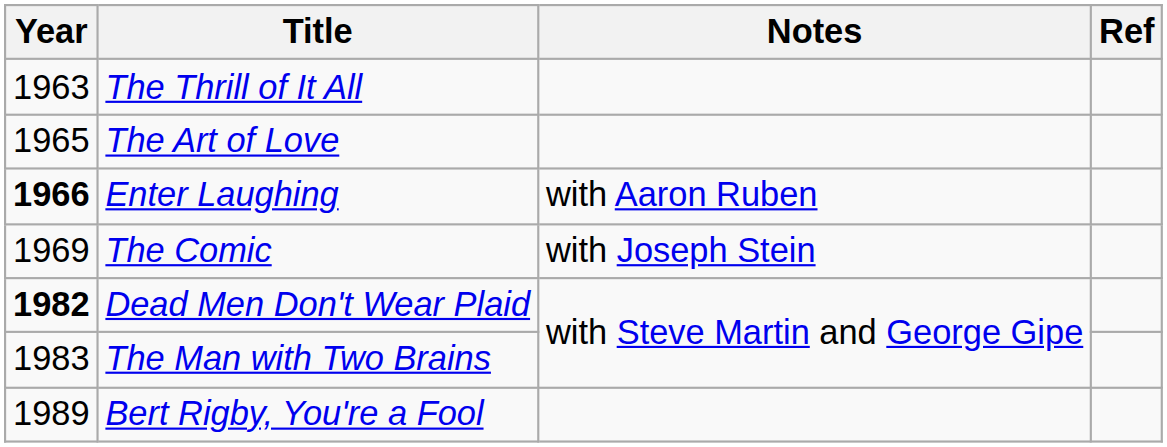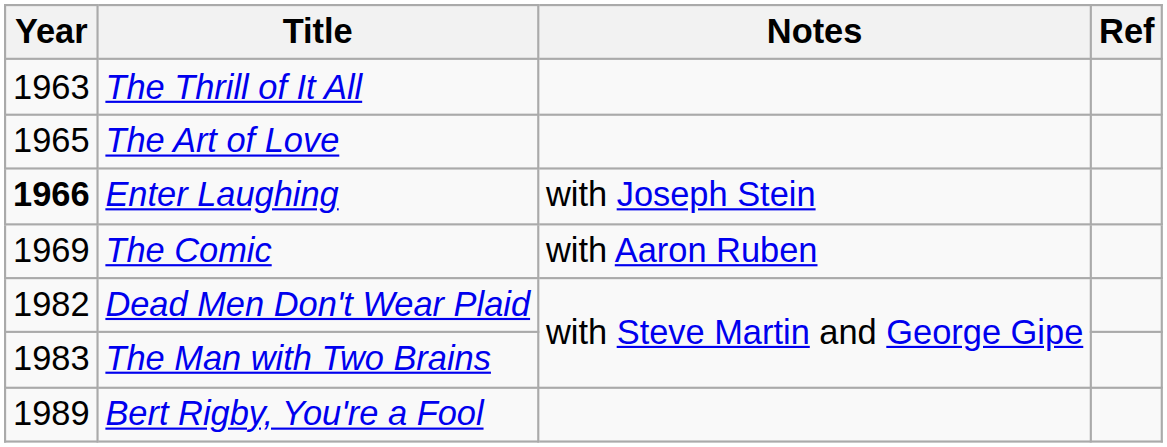(682, 195) with Aaron Ruben -> (681, 195) with Joseph Stein
(681, 250) with Joseph Stein -> (682, 250) with Aaron Ruben
(51, 304) bold -> (51, 304) normal
